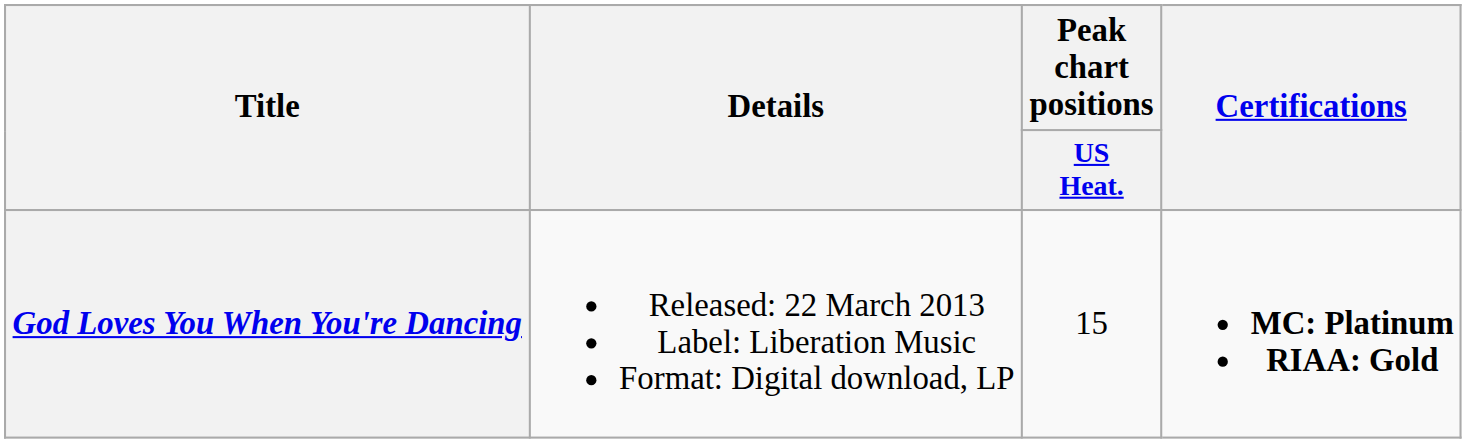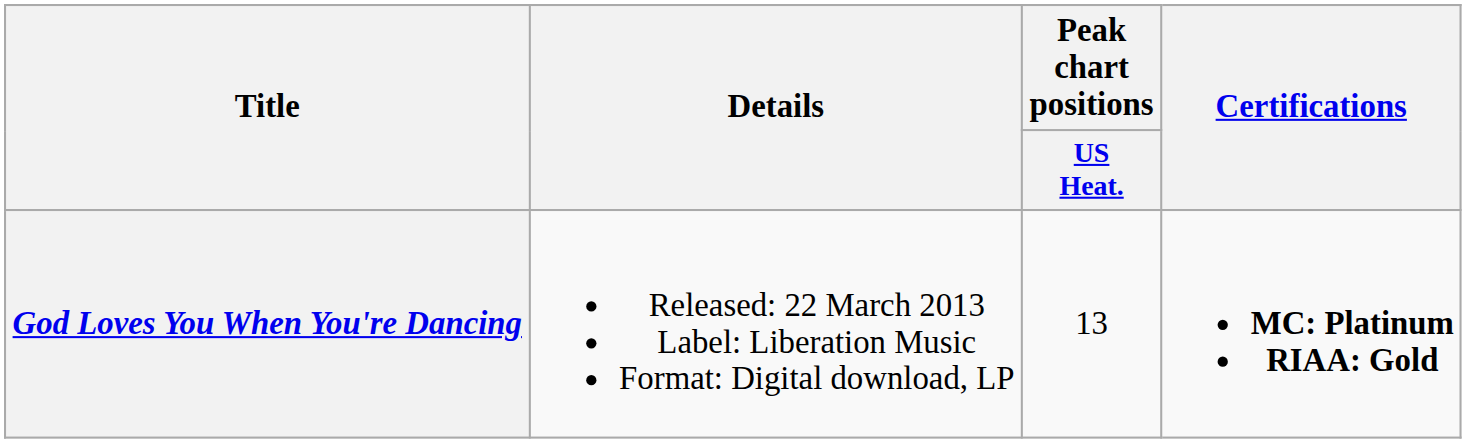(1092, 323) 15 -> (1092, 323) 13
